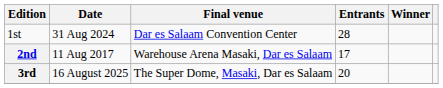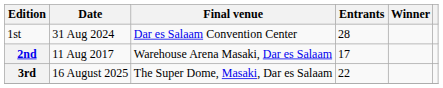(344, 73) 20 -> (344, 73) 22
